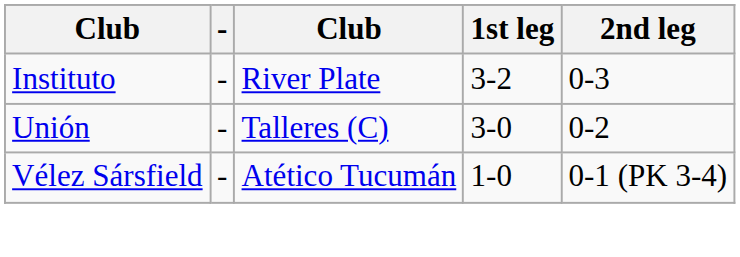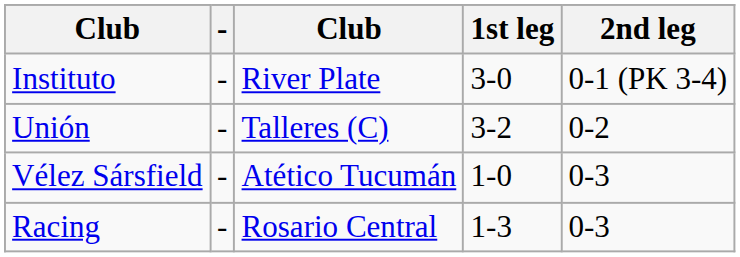(491, 78) 3-2 -> (491, 78) 3-0
(589, 78) 0-3 -> (648, 78) 0-1 (PK 3-4)
(491, 127) 3-0 -> (491, 127) 3-2
(648, 176) 0-1 (PK 3-4) -> (589, 176) 0-3
+ row: (56, 226)
